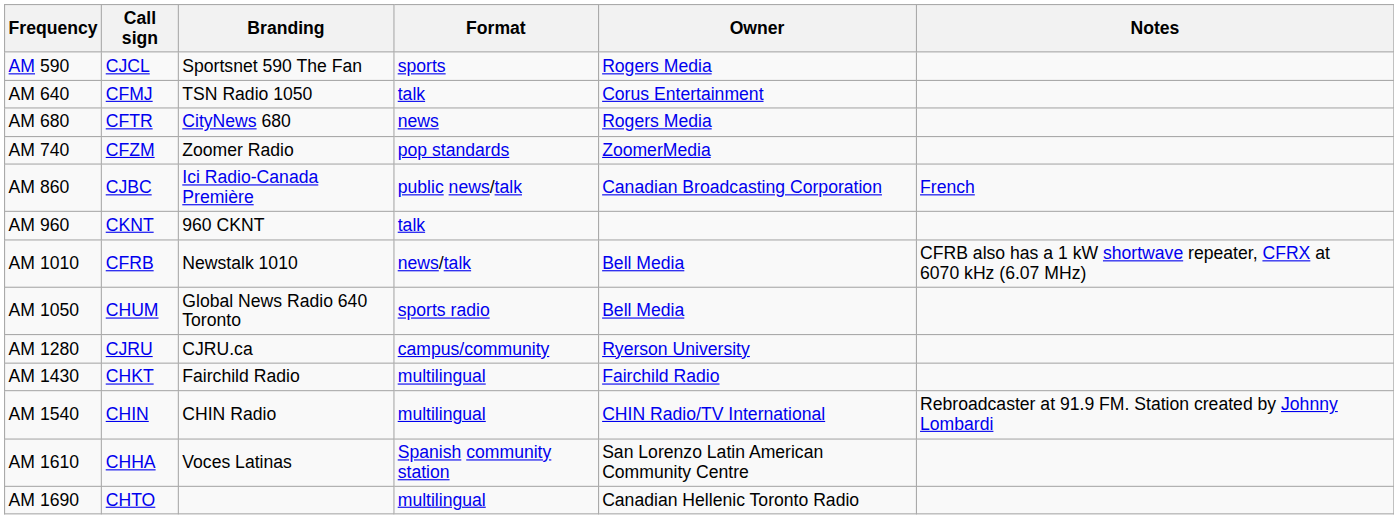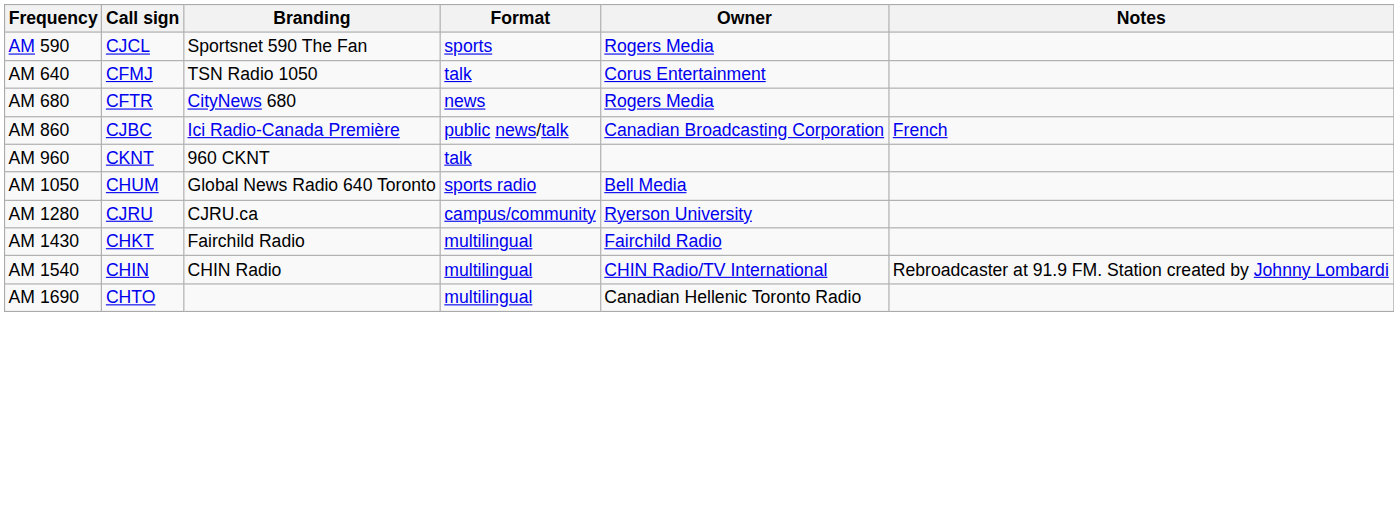- row: (39, 149)
- row: (44, 263)
- row: (44, 462)
